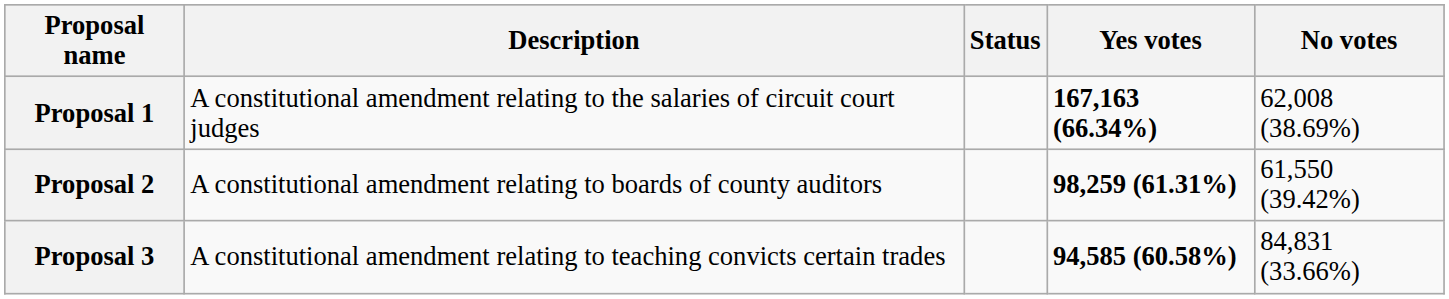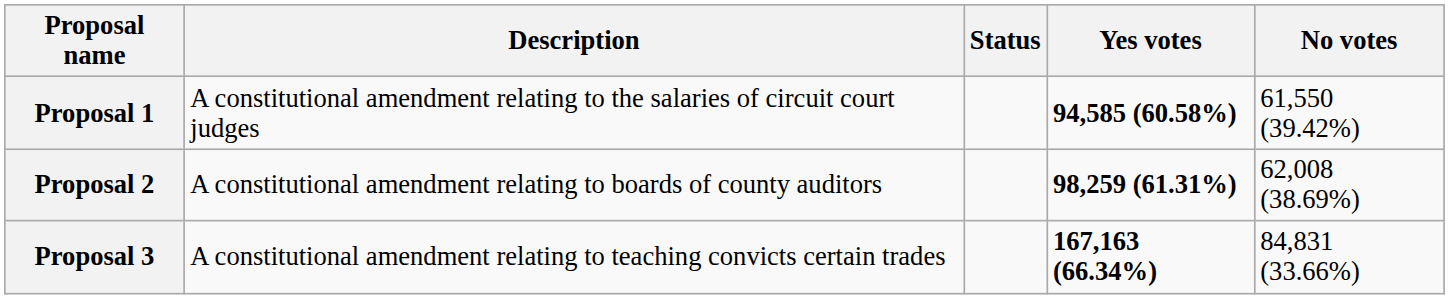(1105, 112) 167,163 (66.34%) -> (1145, 112) 94,585 (60.58%)
(1310, 112) 62,008 (38.69%) -> (1310, 112) 61,550 (39.42%)
(1310, 184) 61,550 (39.42%) -> (1310, 184) 62,008 (38.69%)
(1145, 256) 94,585 (60.58%) -> (1105, 256) 167,163 (66.34%)
